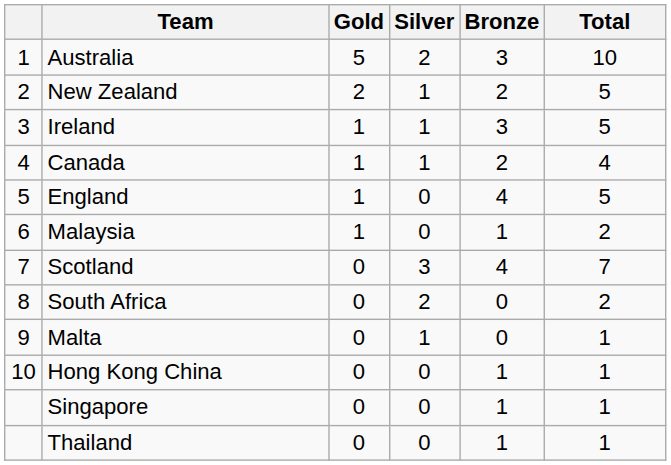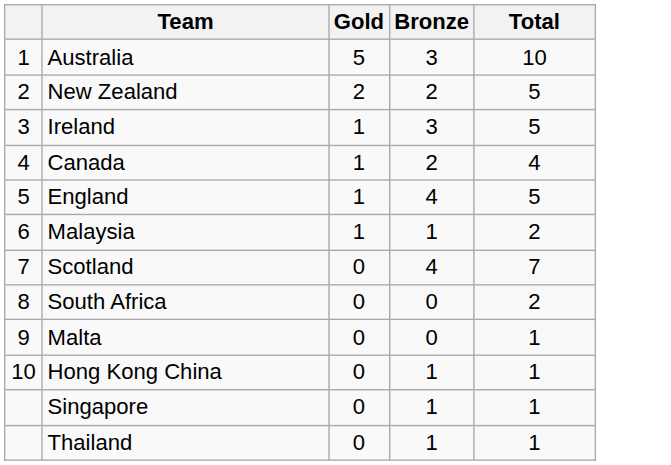- column: (424, 22)
